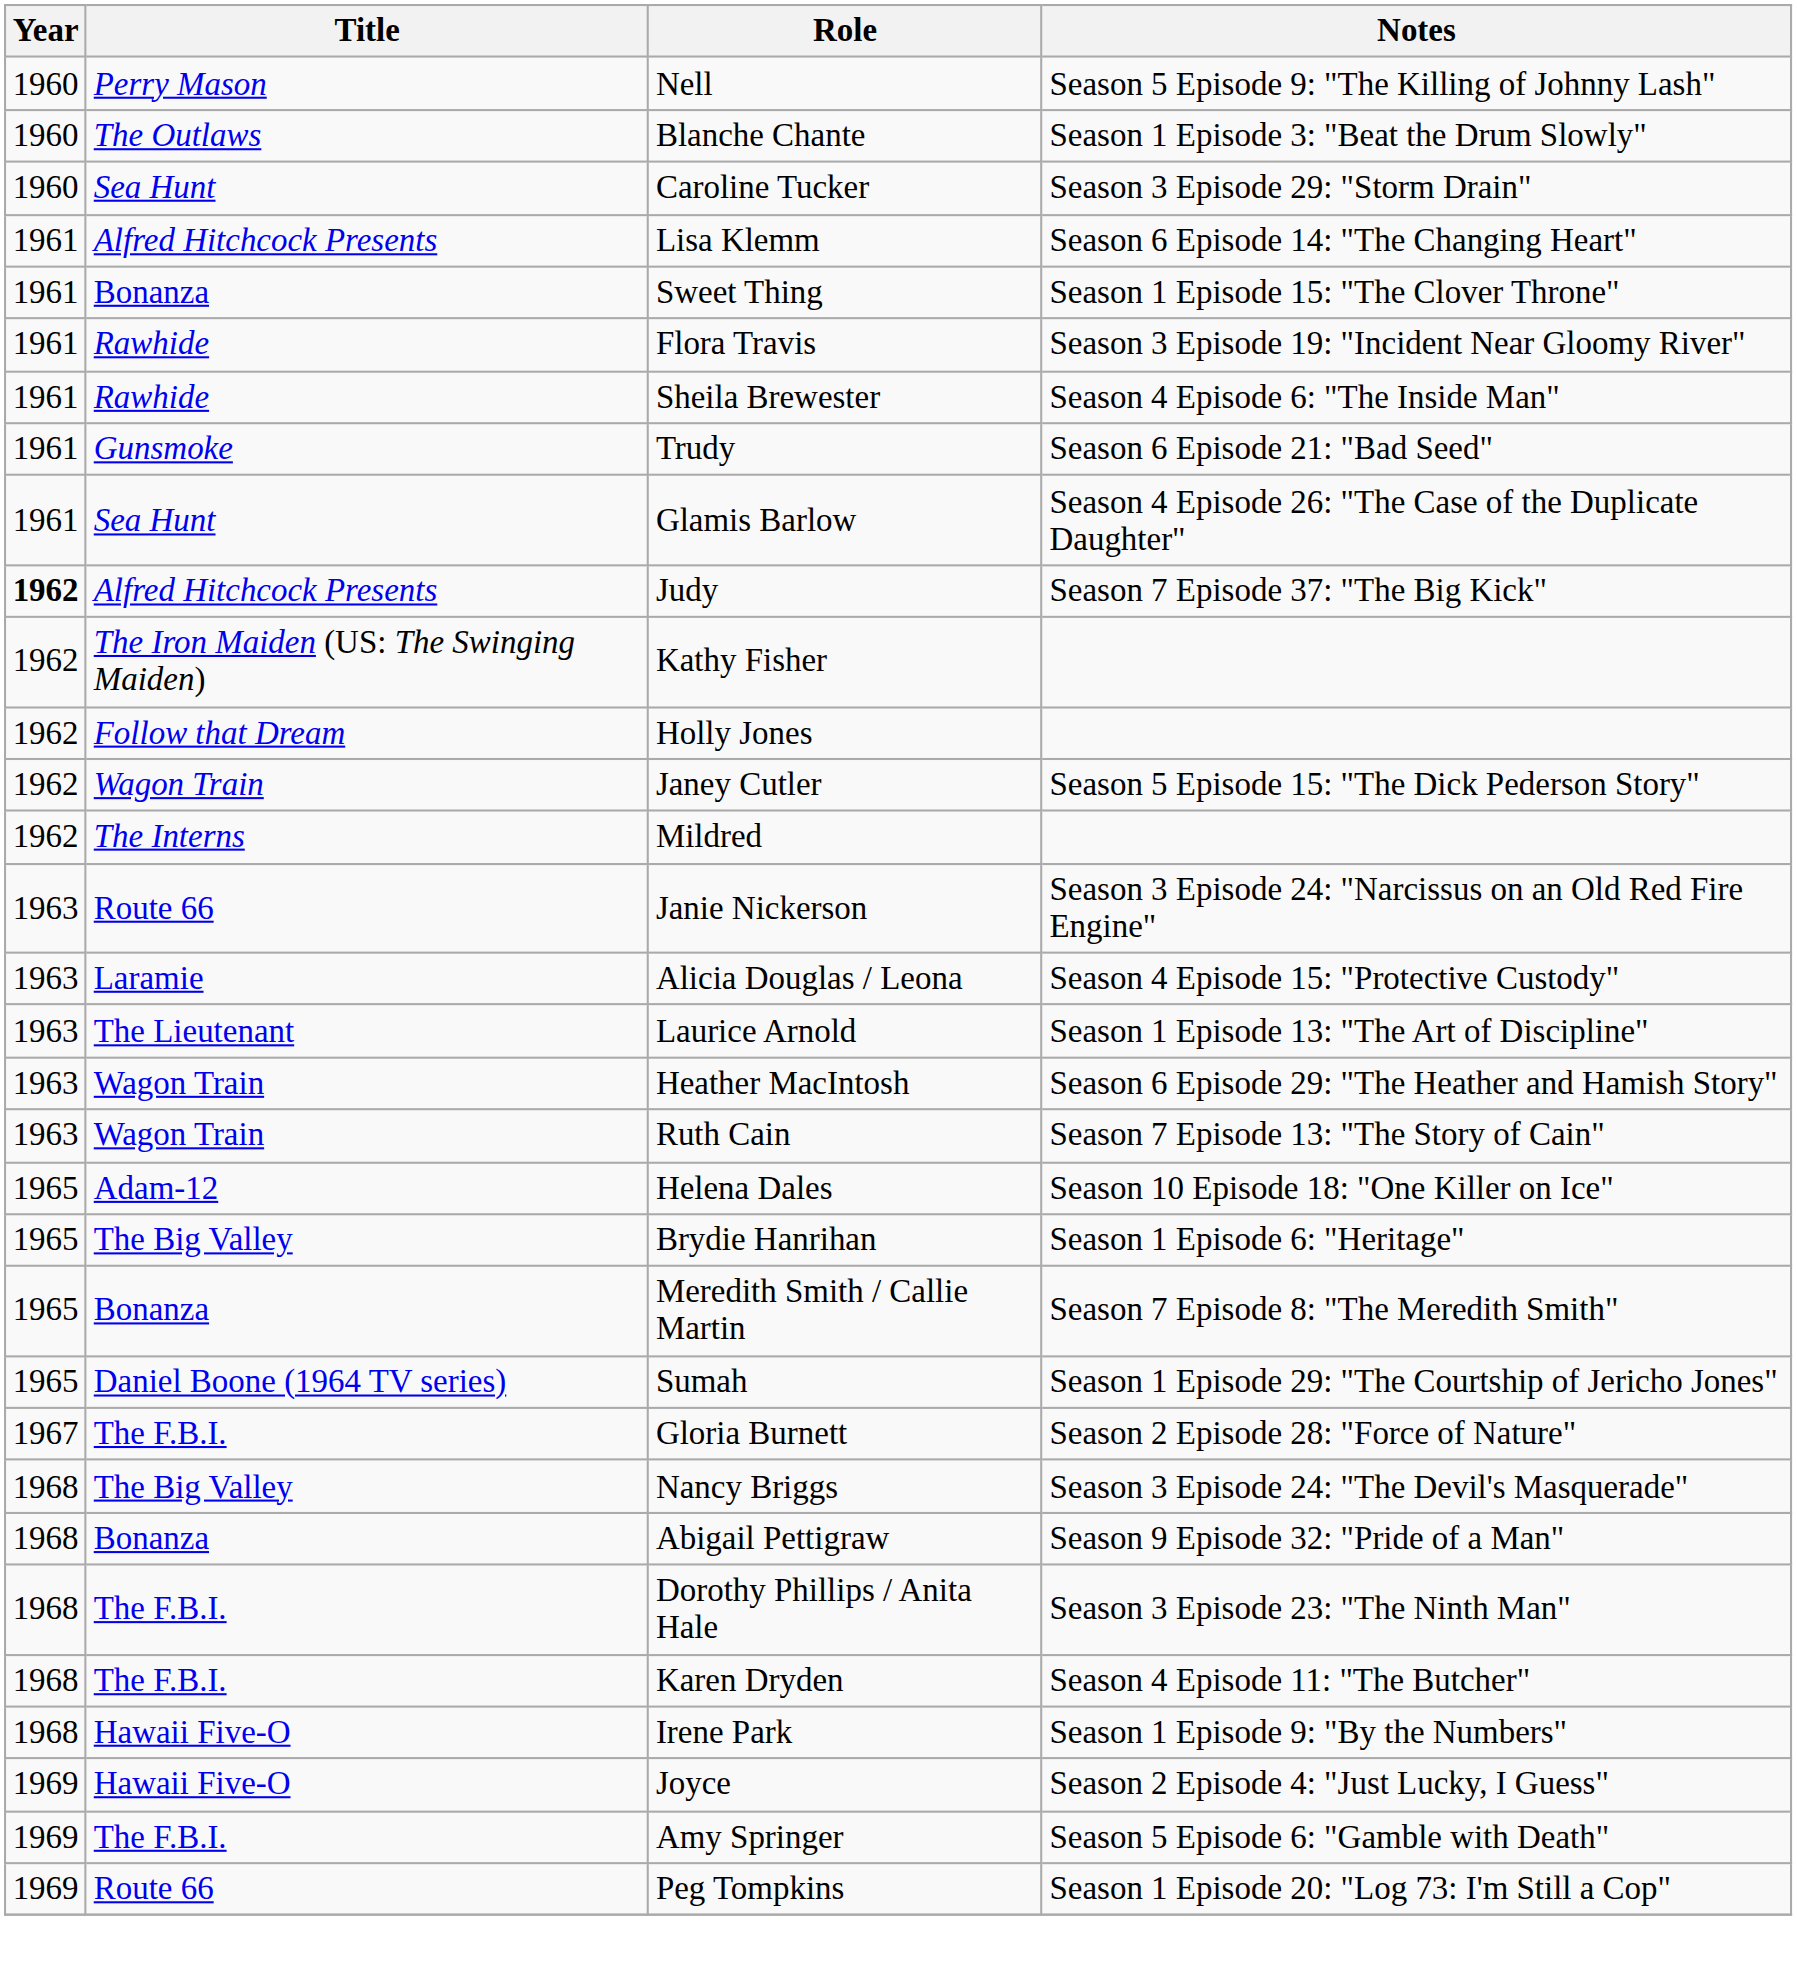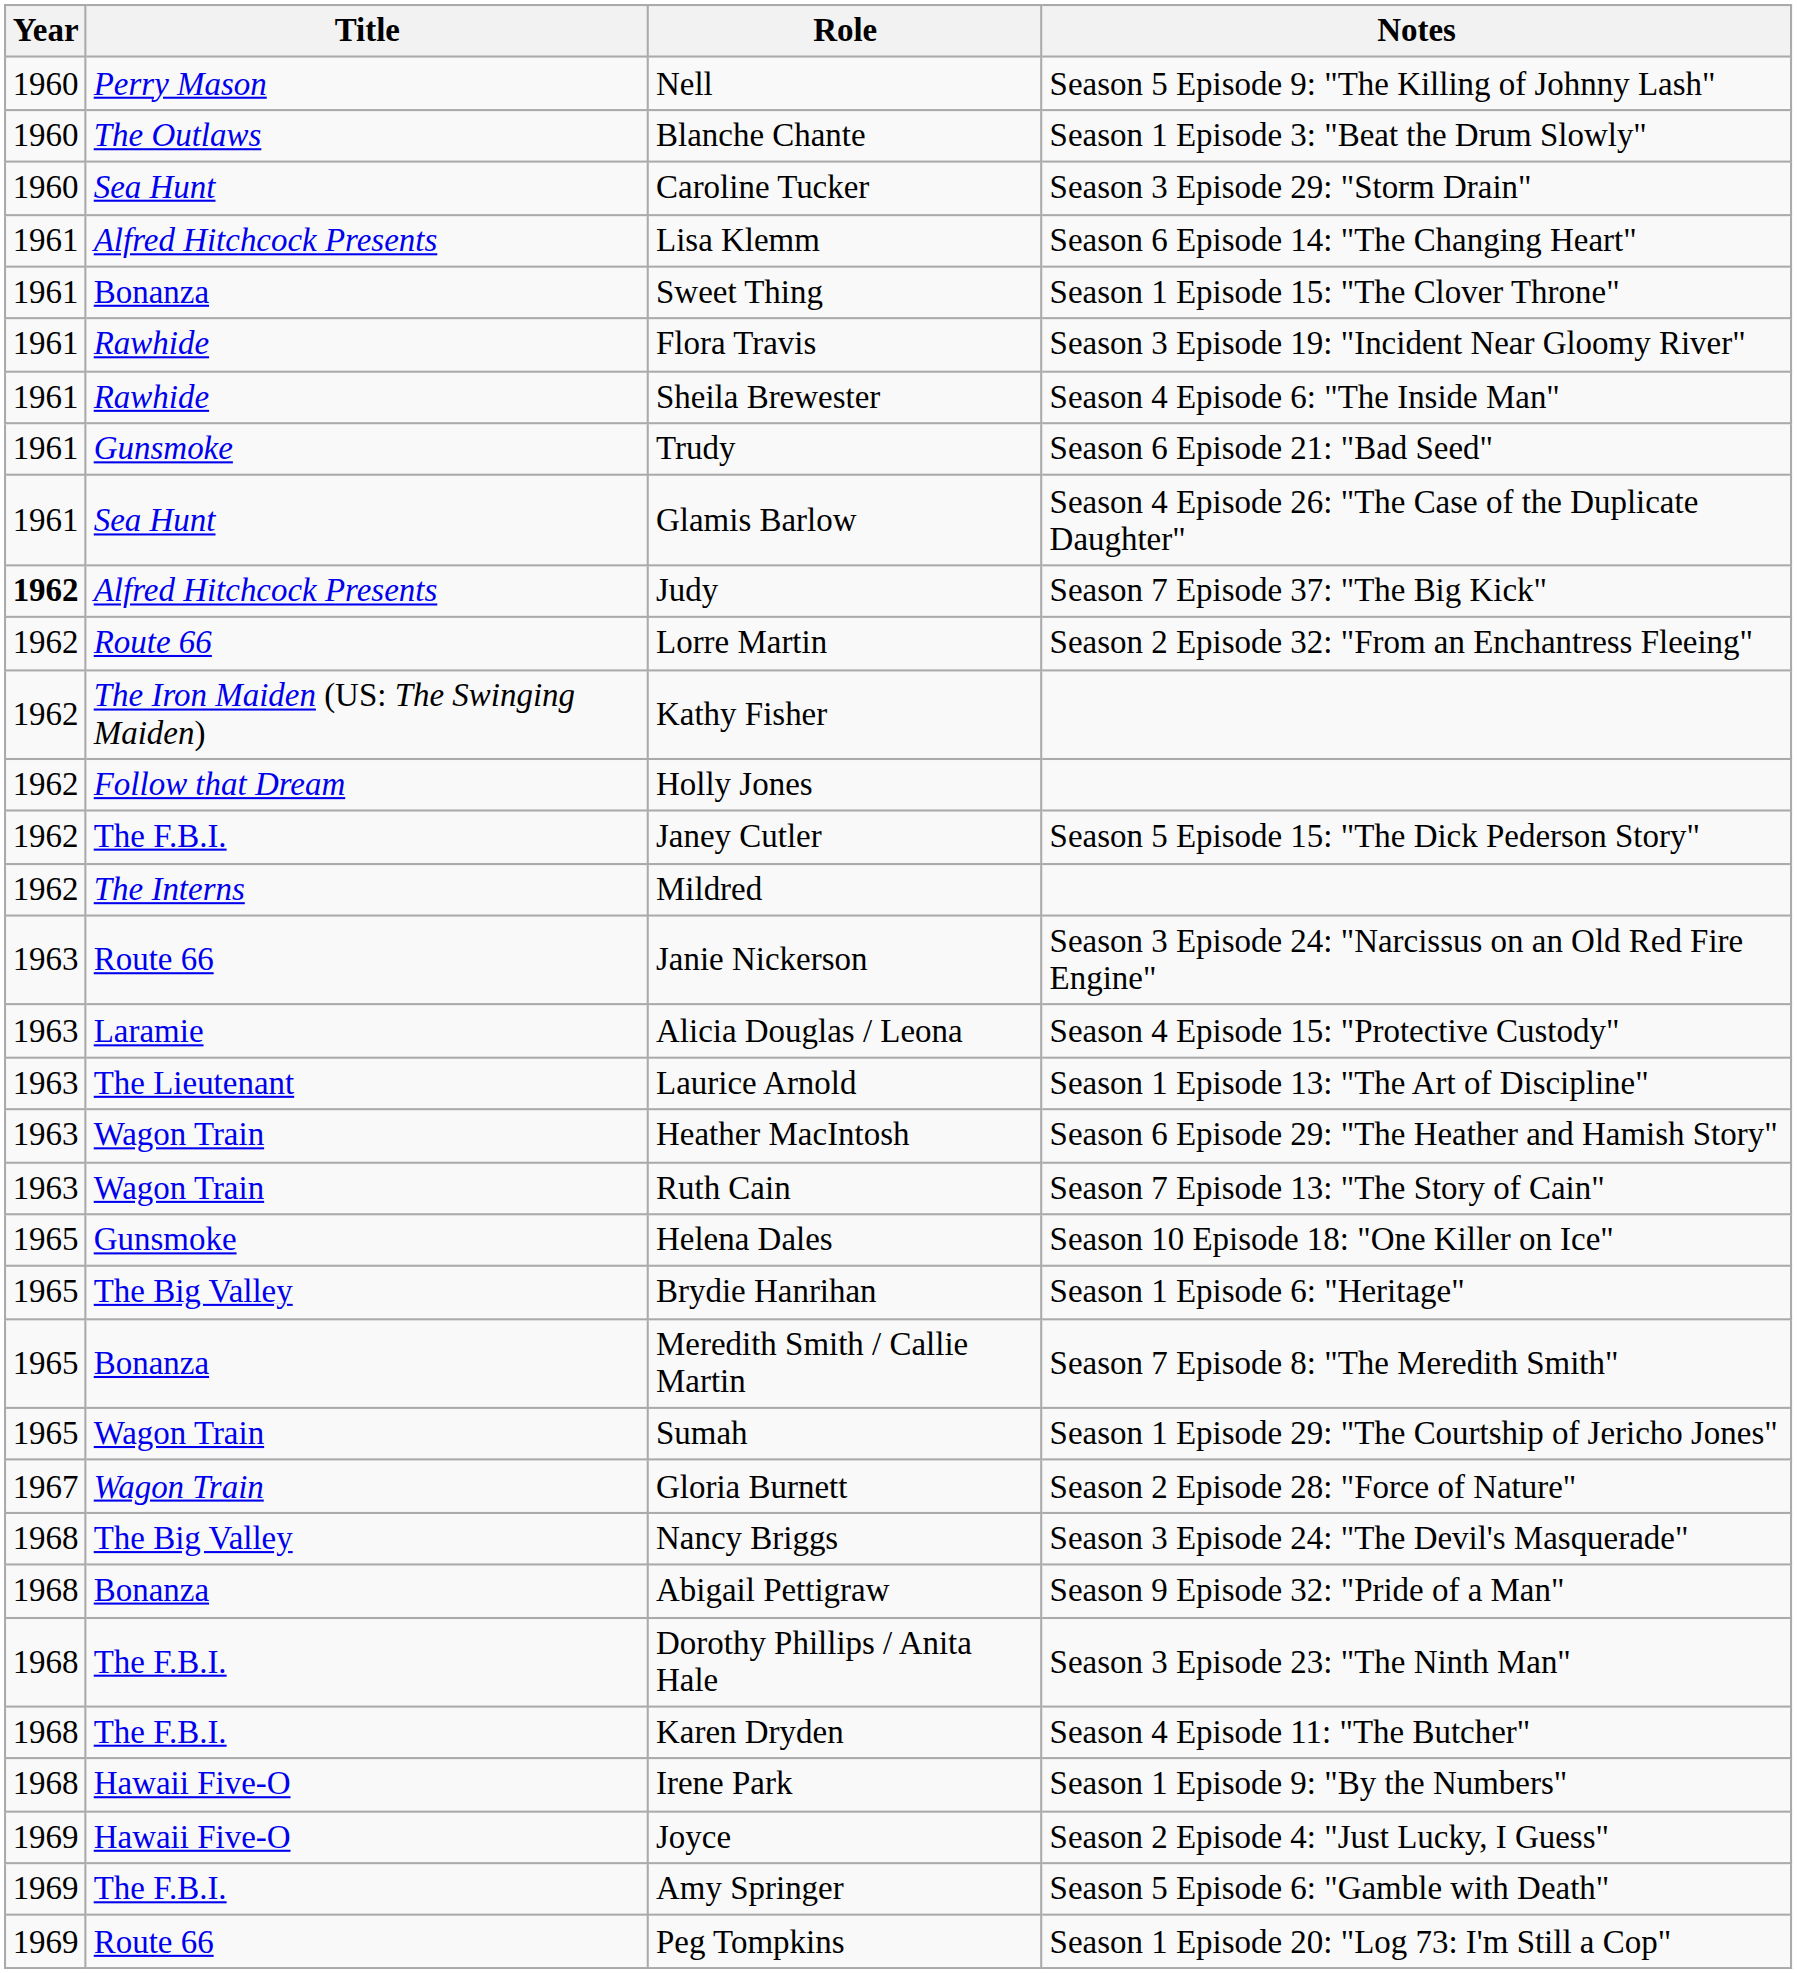+ row: (742, 642)
(179, 784) Wagon Train -> (160, 836) The F.B.I.
(156, 1187) Adam-12 -> (165, 1239) Gunsmoke
(300, 1381) Daniel Boone (1964 TV series) -> (179, 1433) Wagon Train
(160, 1433) The F.B.I. -> (179, 1485) Wagon Train
